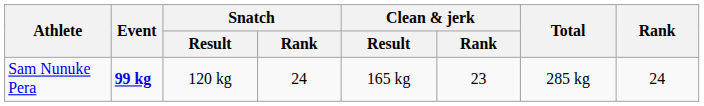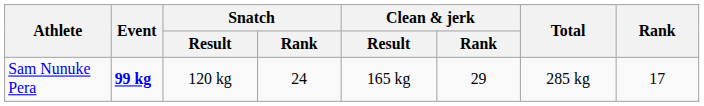(479, 79) 23 -> (479, 79) 29
(657, 79) 24 -> (657, 79) 17
